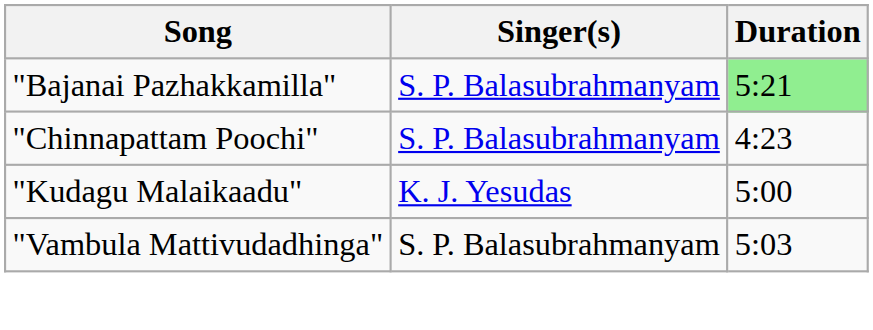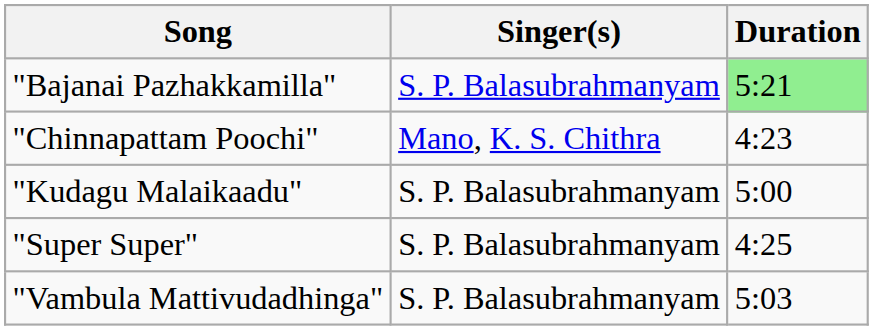(559, 138) S. P. Balasubrahmanyam -> (529, 138) Mano, K. S. Chithra
(485, 191) K. J. Yesudas -> (559, 191) S. P. Balasubrahmanyam
+ row: (105, 244)
